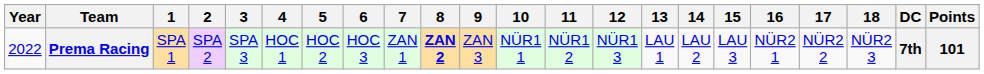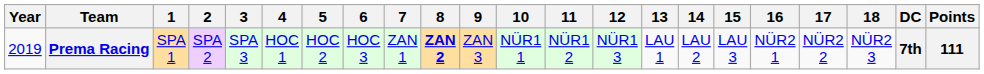(25, 48) 2022 -> (25, 48) 2019
(952, 48) 101 -> (952, 48) 111
